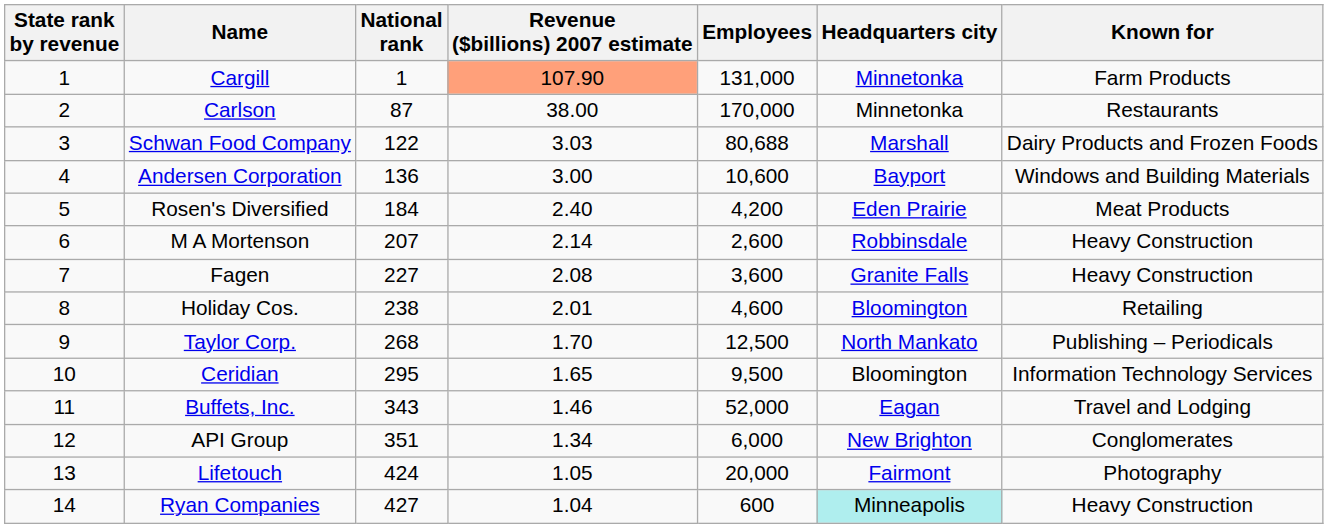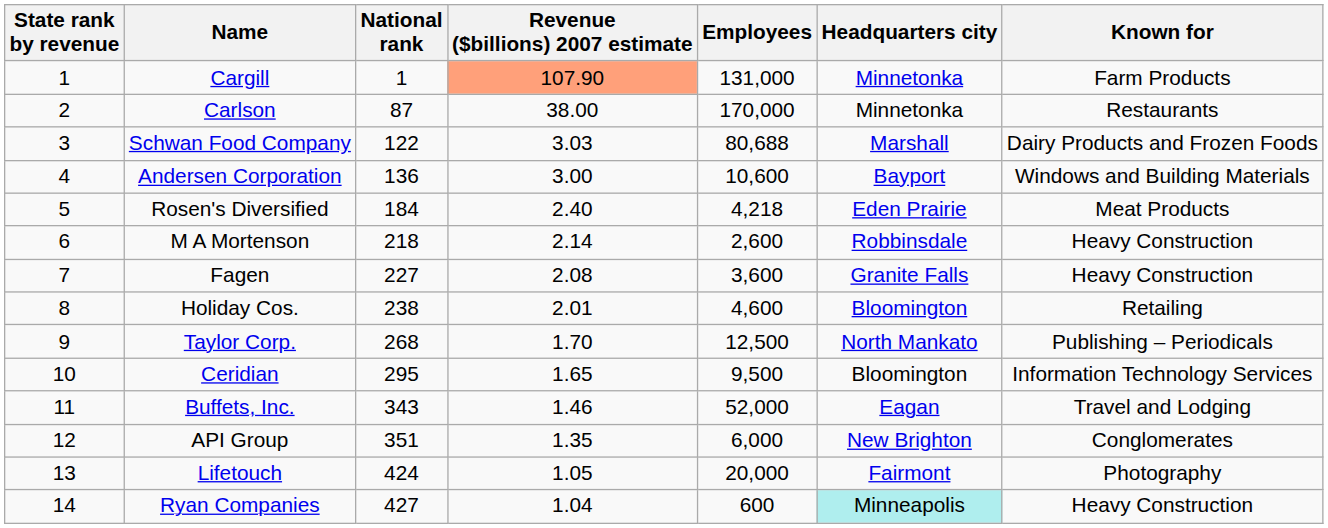(757, 209) 4,200 -> (757, 209) 4,218
(401, 242) 207 -> (401, 242) 218
(572, 440) 1.34 -> (572, 440) 1.35
